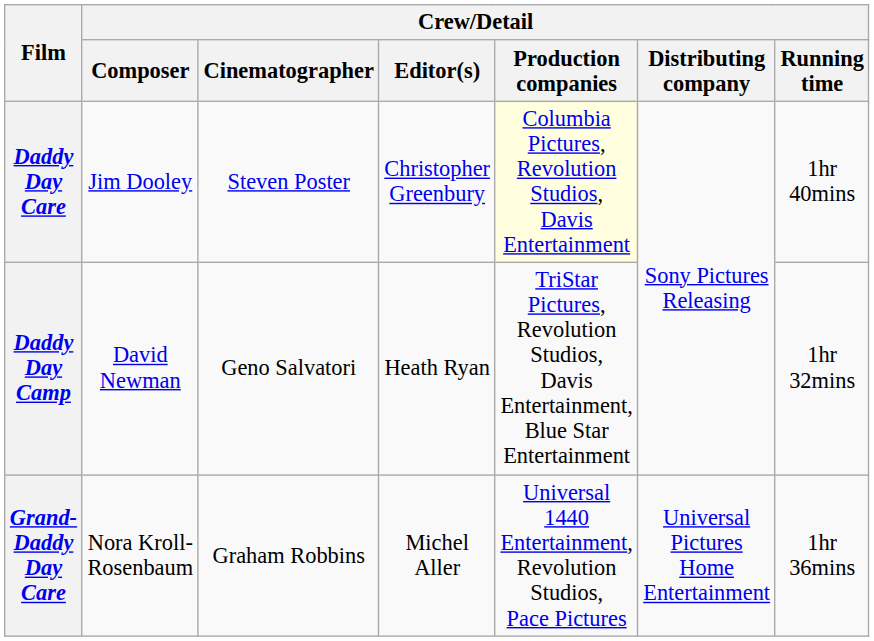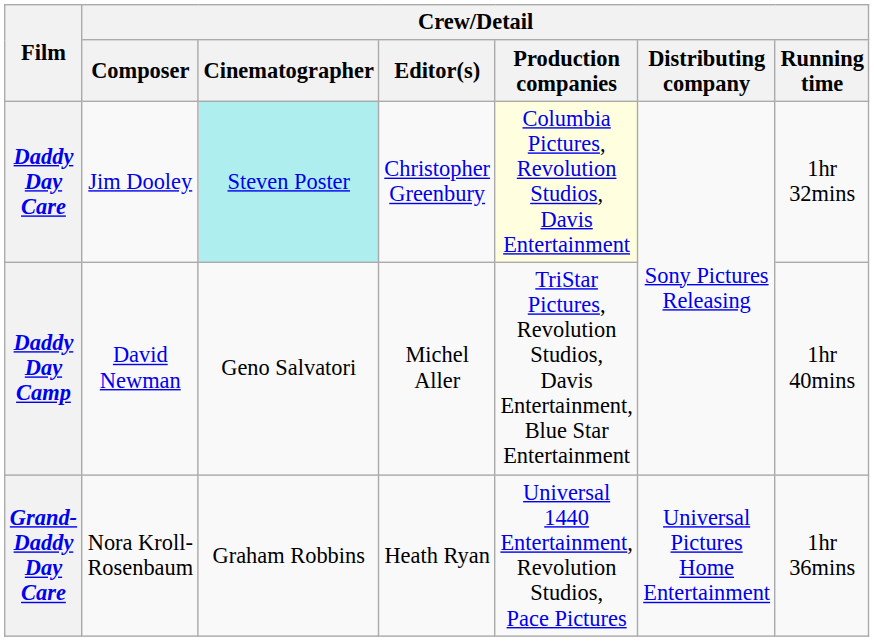(289, 181) no background -> (289, 181) paleturquoise background
(822, 181) 1hr 40mins -> (822, 181) 1hr 32mins
(437, 368) Heath Ryan -> (437, 368) Michel Aller
(822, 368) 1hr 32mins -> (822, 368) 1hr 40mins
(437, 554) Michel Aller -> (437, 554) Heath Ryan
